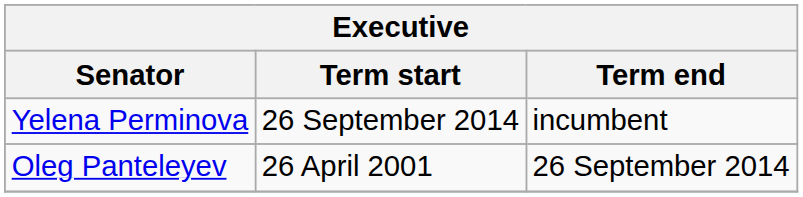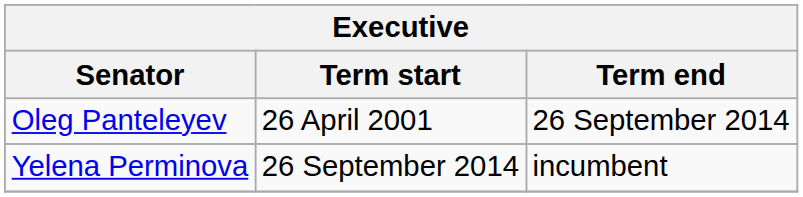rows swapped: (119, 167) <-> (130, 120)
